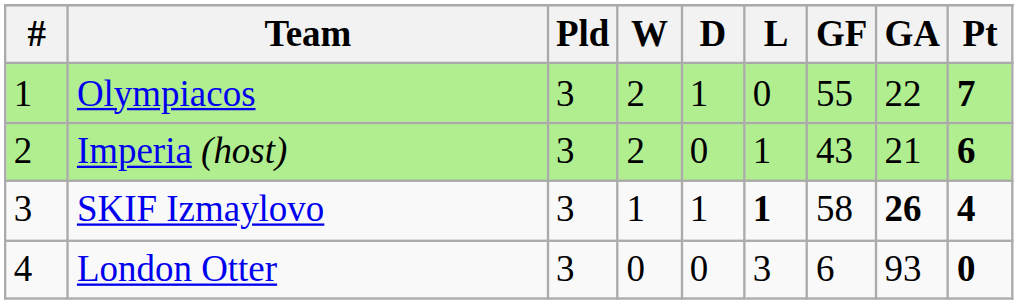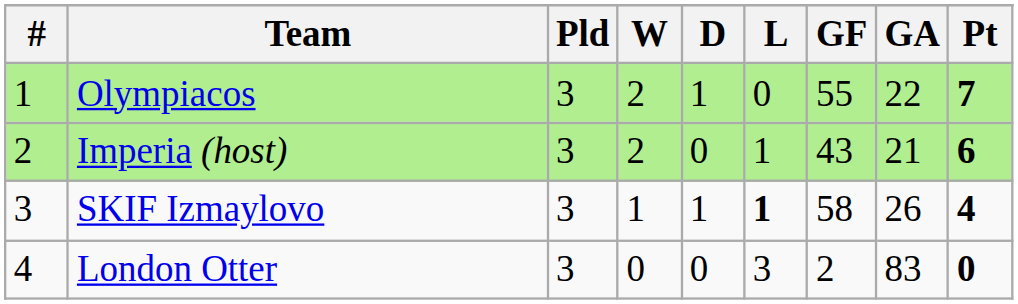(903, 209) bold -> (903, 209) normal
(825, 268) 6 -> (825, 268) 2
(903, 268) 93 -> (903, 268) 83
